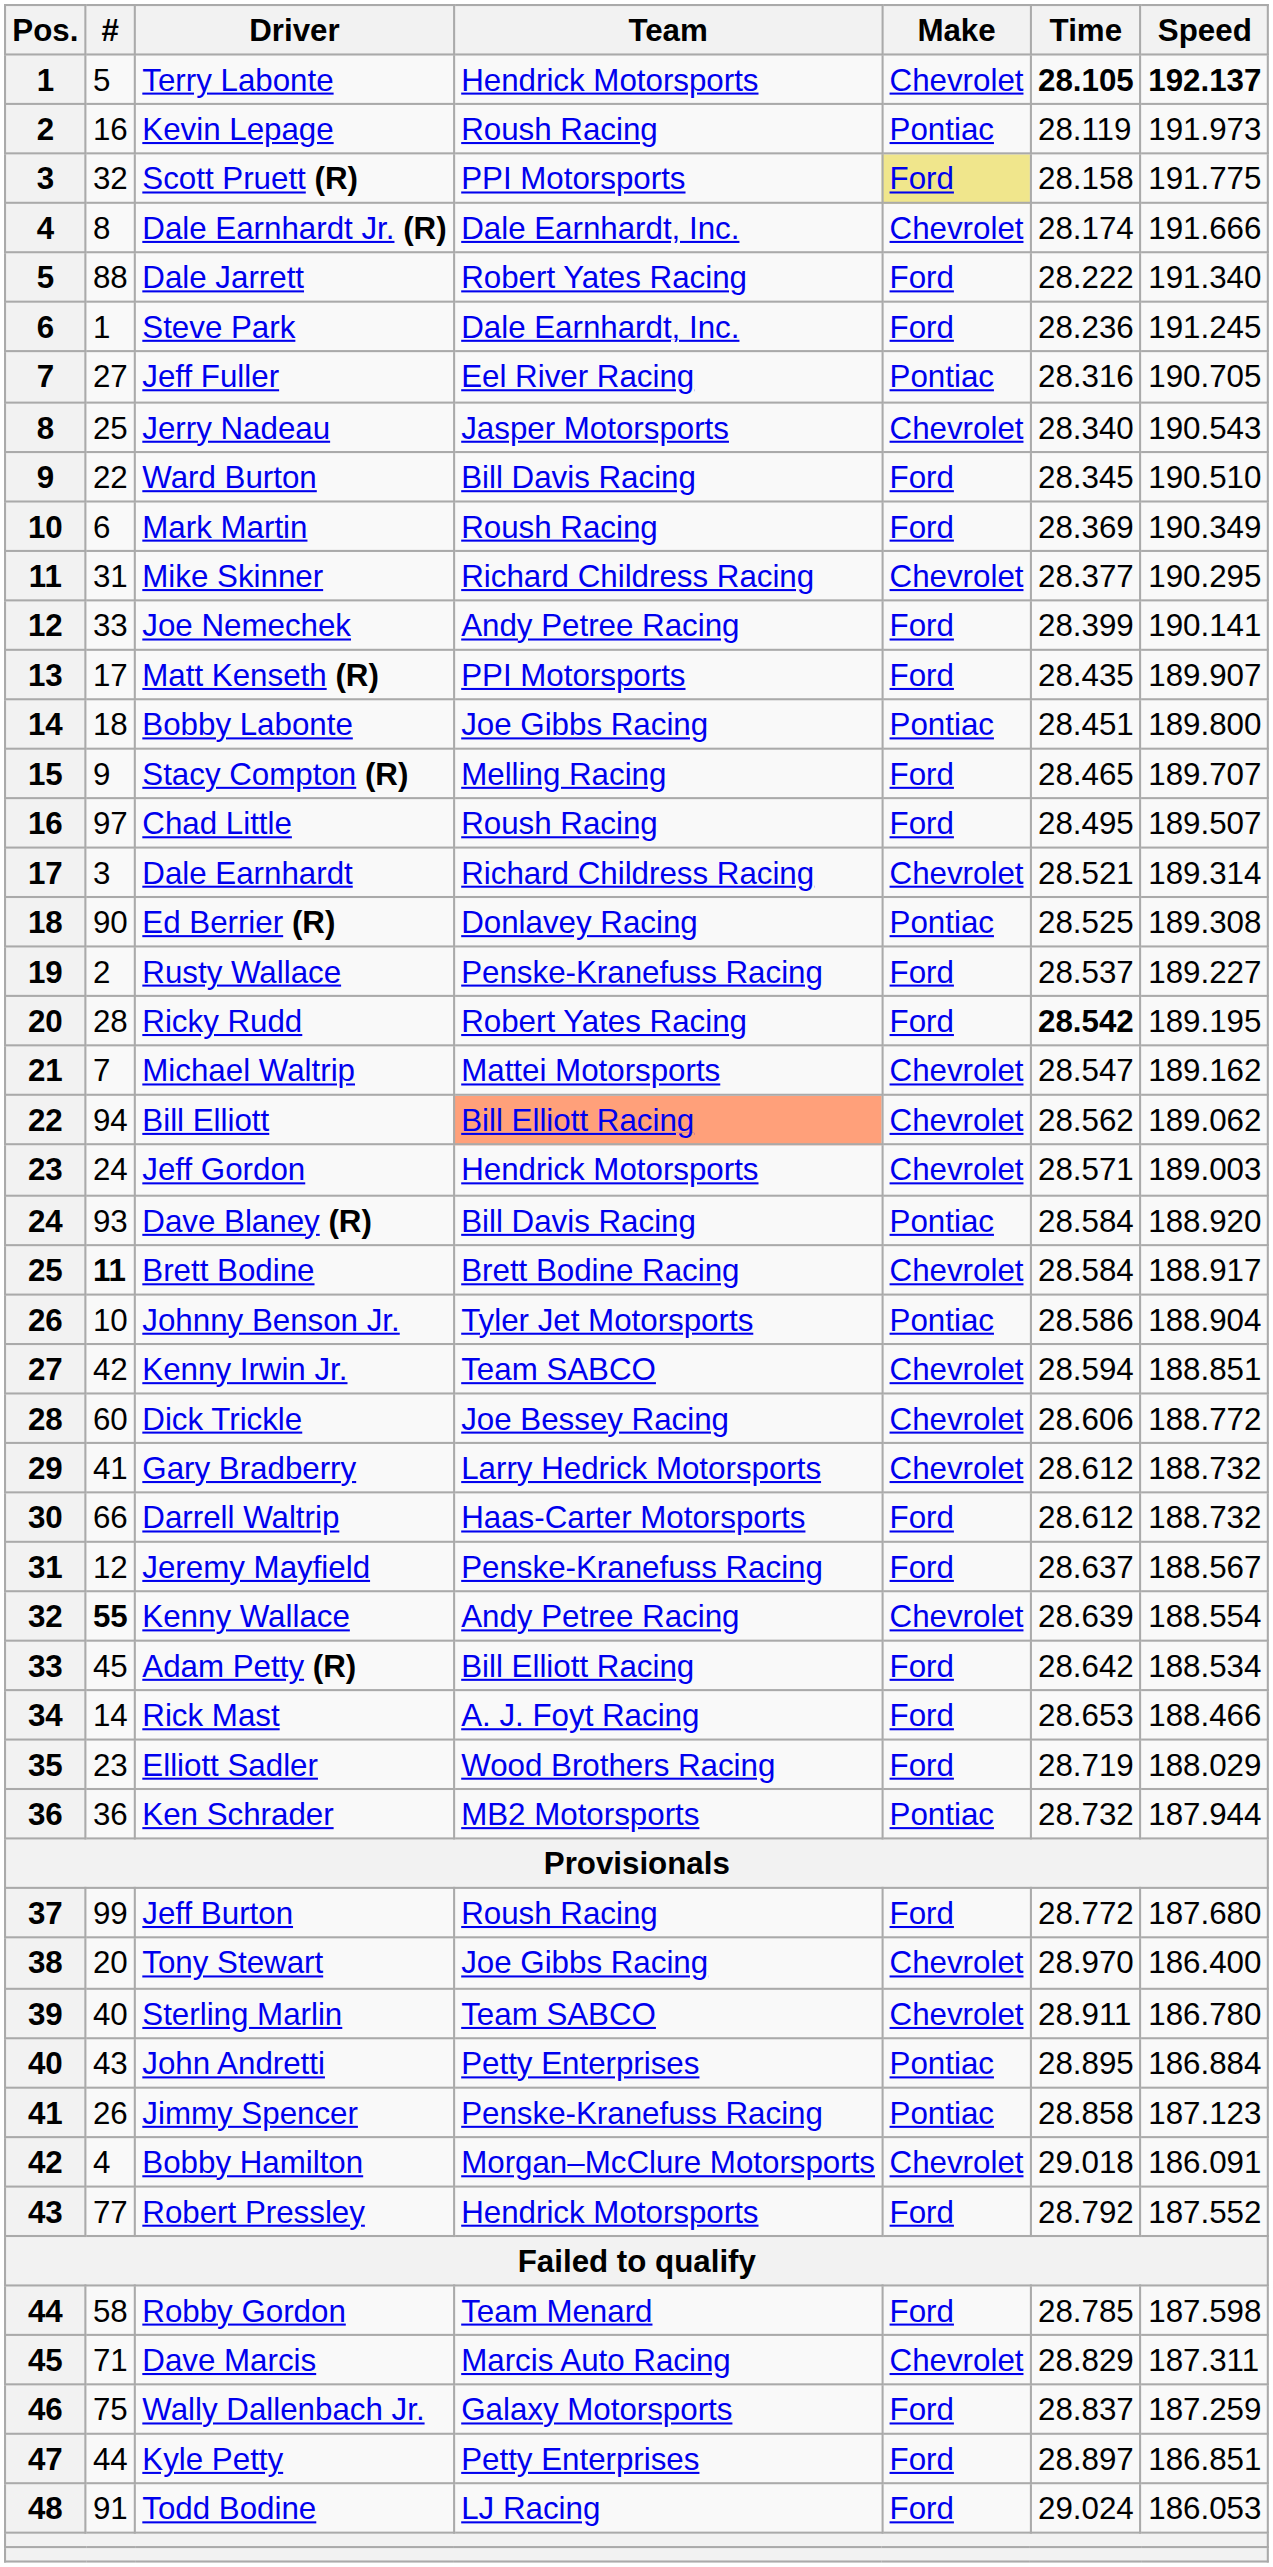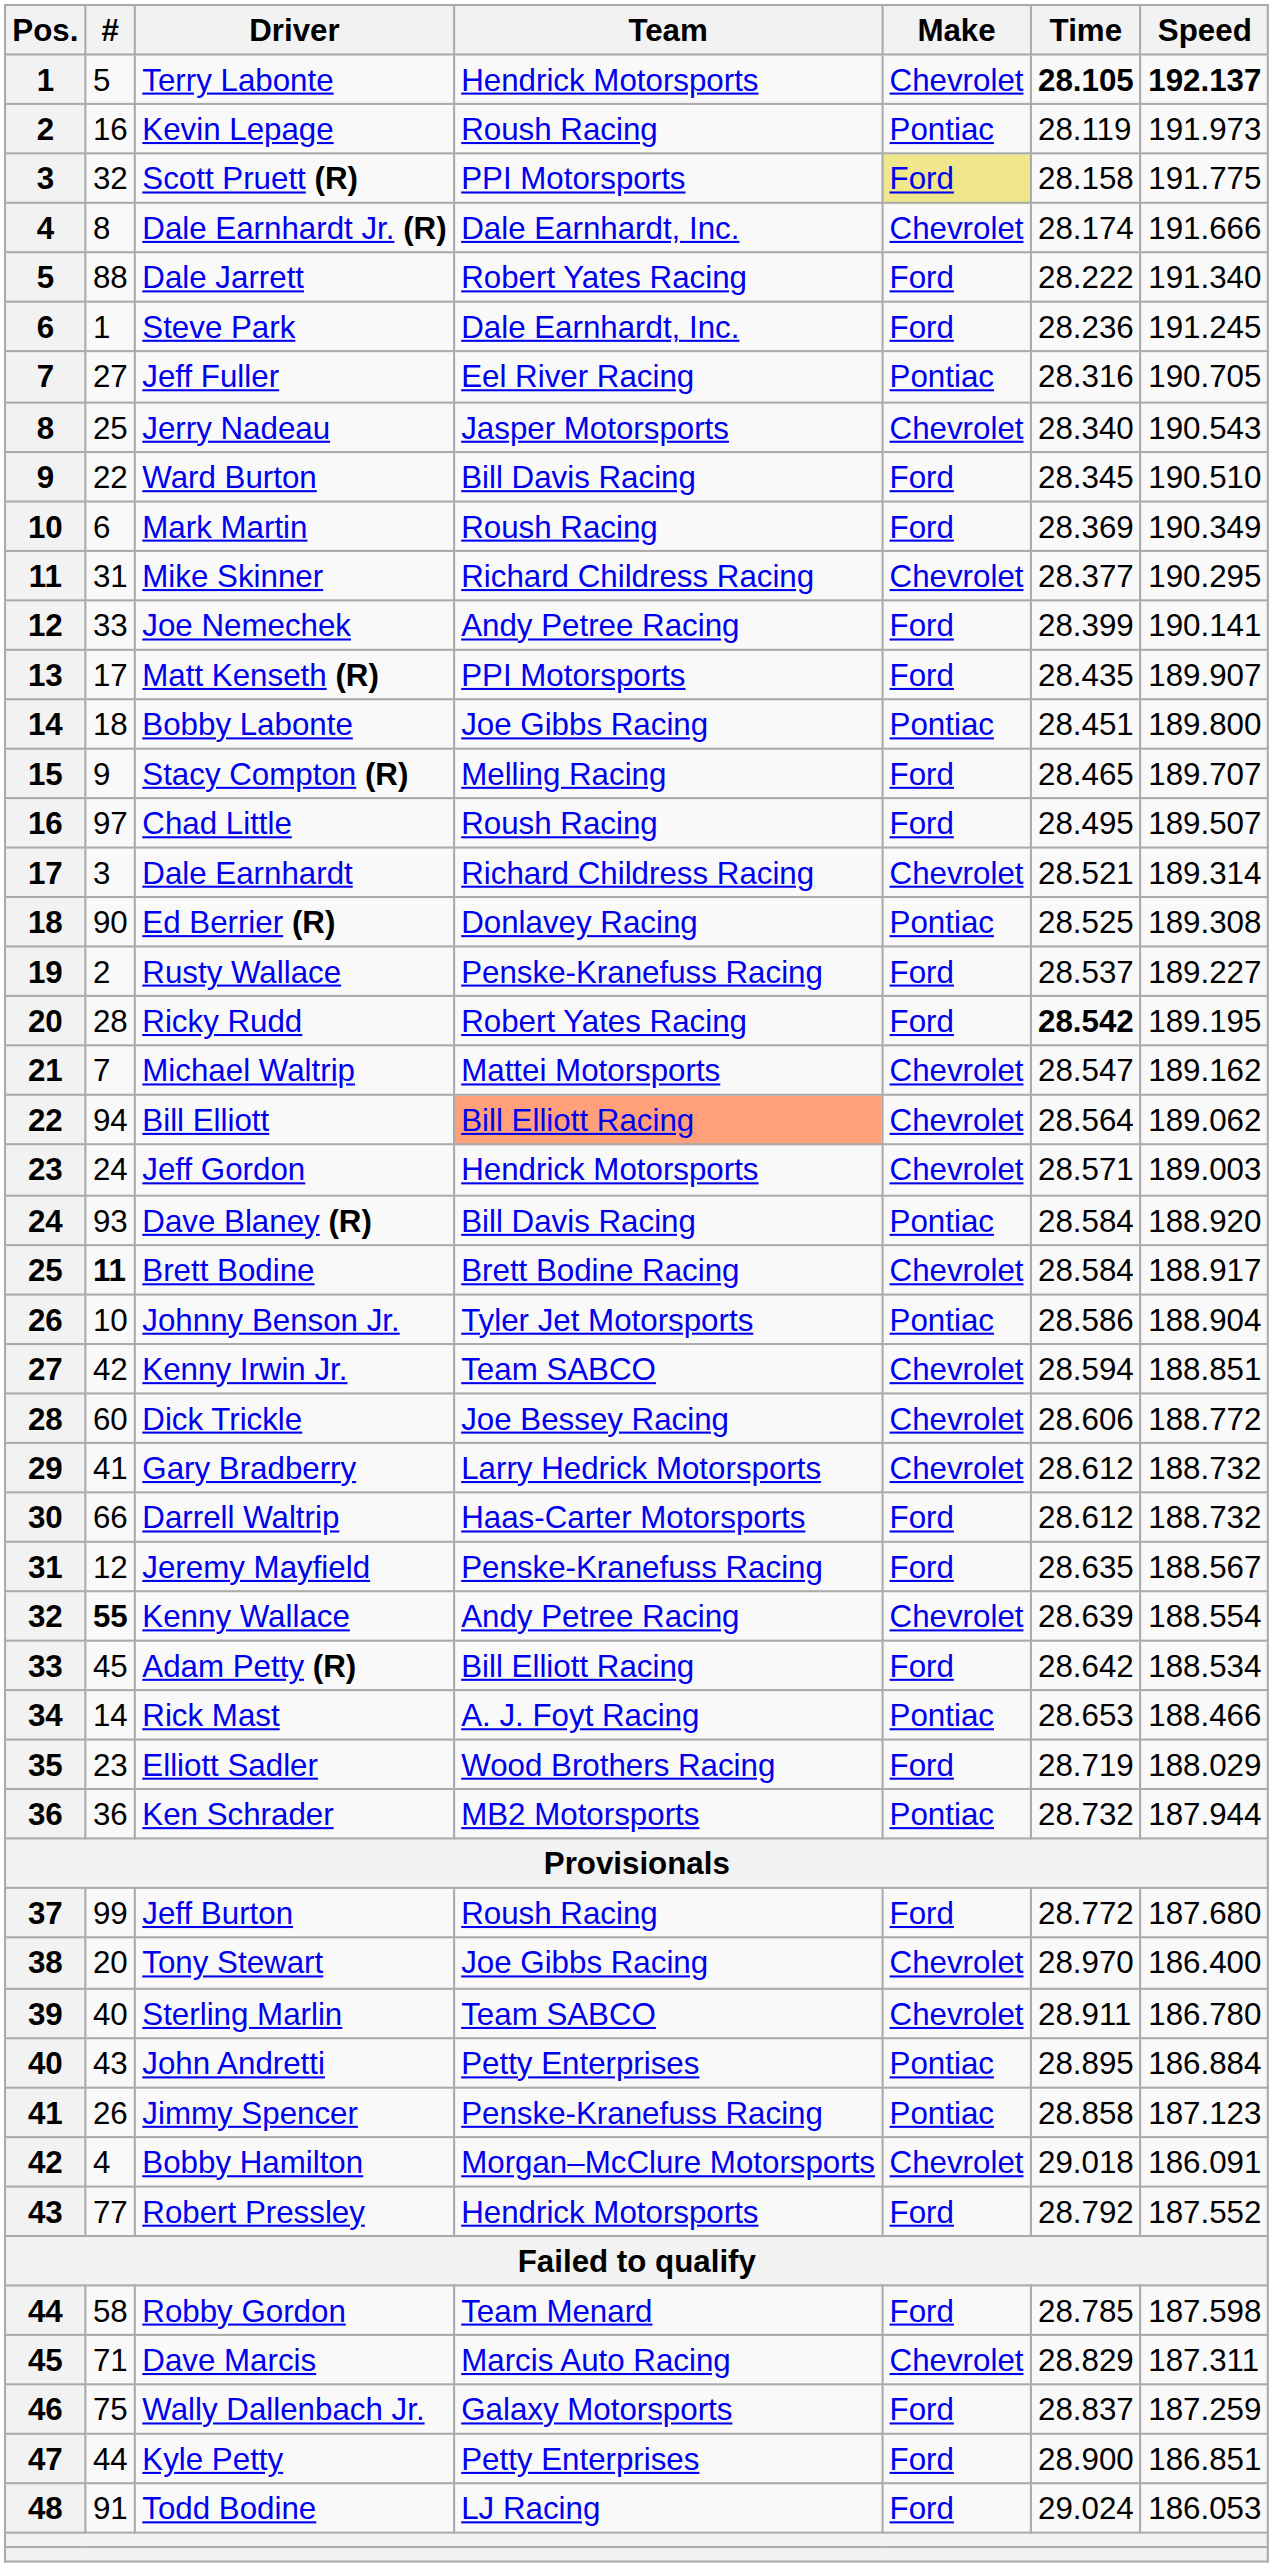(1086, 1121) 28.562 -> (1086, 1121) 28.564
(1086, 1567) 28.637 -> (1086, 1567) 28.635
(922, 1715) Ford -> (942, 1715) Pontiac
(1086, 2459) 28.897 -> (1086, 2459) 28.900
